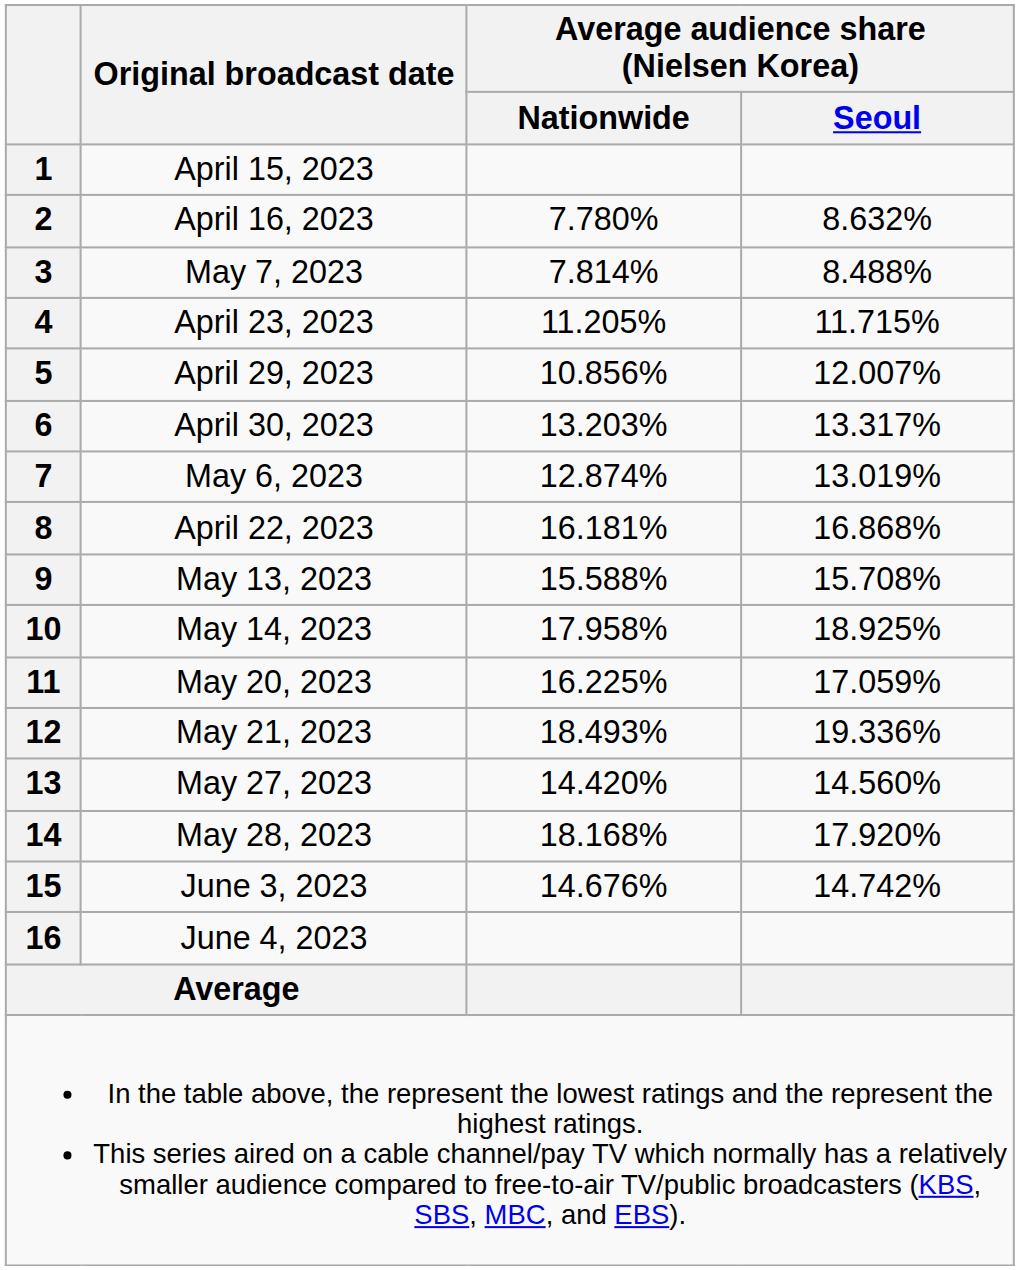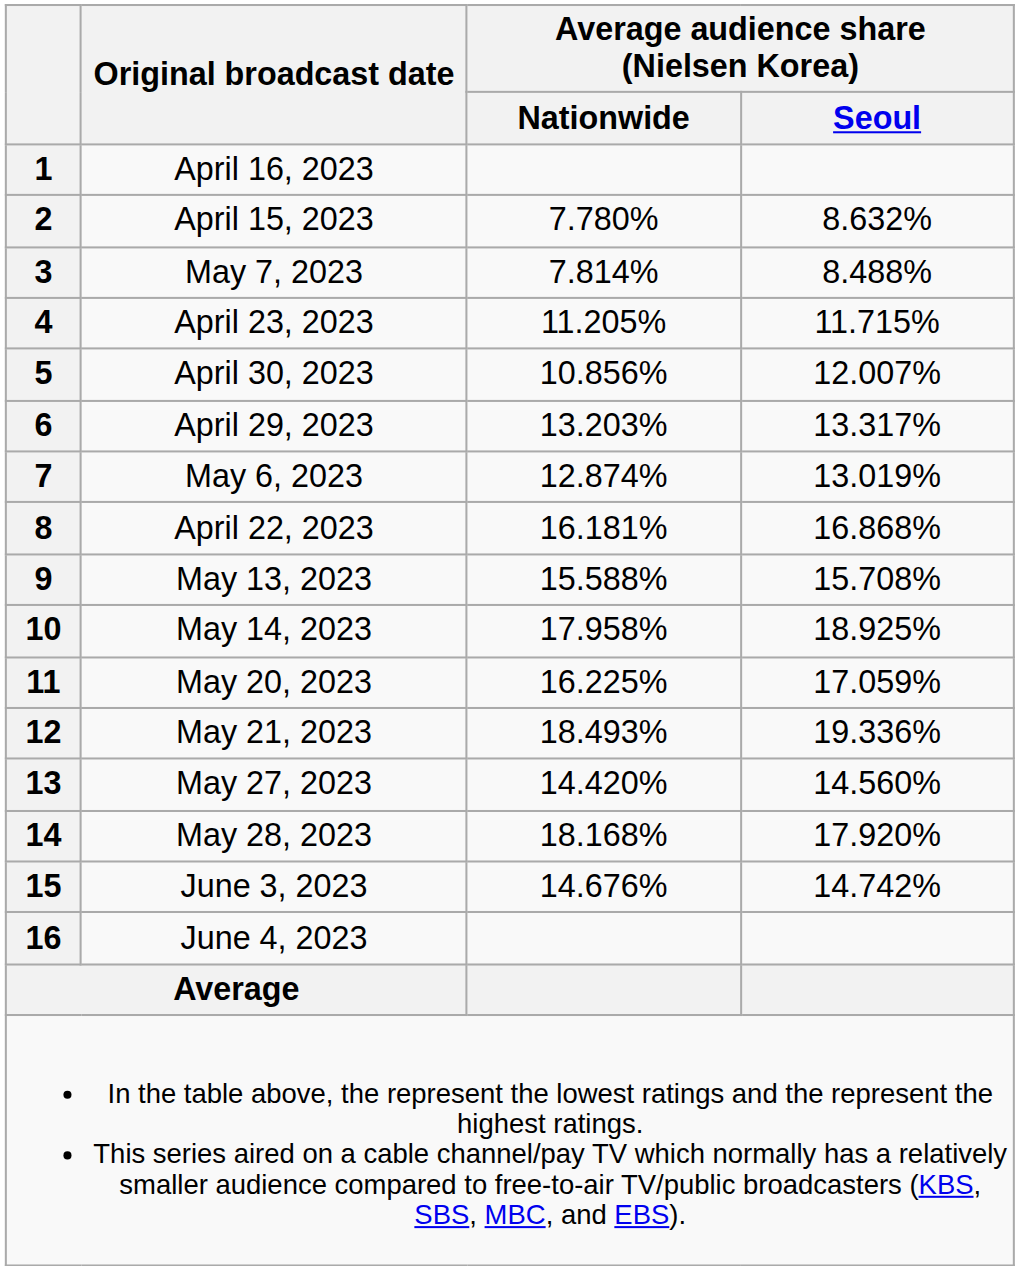(274, 169) April 15, 2023 -> (274, 169) April 16, 2023
(274, 220) April 16, 2023 -> (274, 220) April 15, 2023
(274, 374) April 29, 2023 -> (274, 374) April 30, 2023
(274, 425) April 30, 2023 -> (274, 425) April 29, 2023
